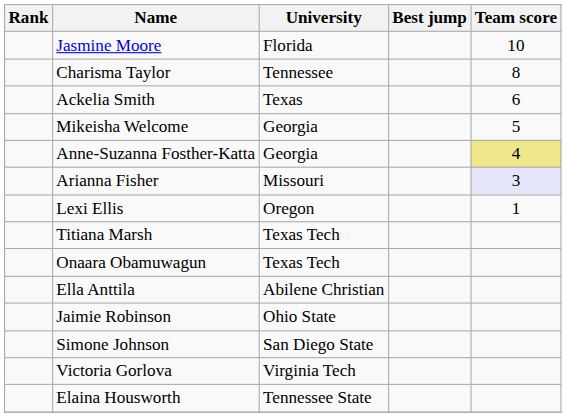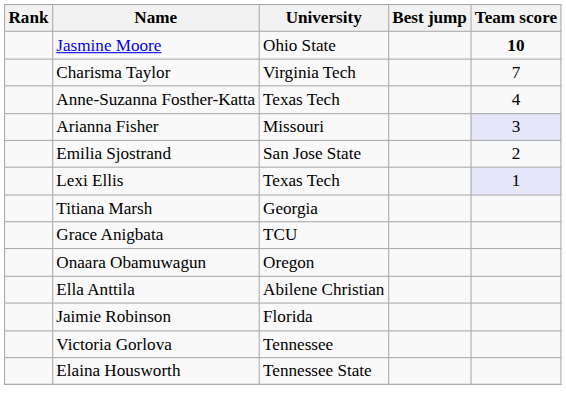(288, 45) Florida -> (299, 45) Ohio State
(516, 45) normal -> (516, 45) bold
(298, 72) Tennessee -> (309, 72) Virginia Tech
(516, 72) 8 -> (516, 72) 7
- row: (106, 99)
- row: (122, 126)
(291, 153) Georgia -> (301, 99) Texas Tech
(516, 153) khaki background -> (516, 99) no background
+ row: (114, 153)
(289, 208) Oregon -> (301, 180) Texas Tech
(516, 208) no background -> (516, 180) lavender background
(301, 235) Texas Tech -> (291, 208) Georgia
+ row: (110, 235)
(301, 262) Texas Tech -> (289, 262) Oregon
(299, 316) Ohio State -> (288, 316) Florida
- row: (113, 343)
(309, 371) Virginia Tech -> (298, 343) Tennessee
